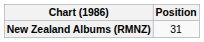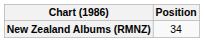(176, 29) 31 -> (176, 29) 34
